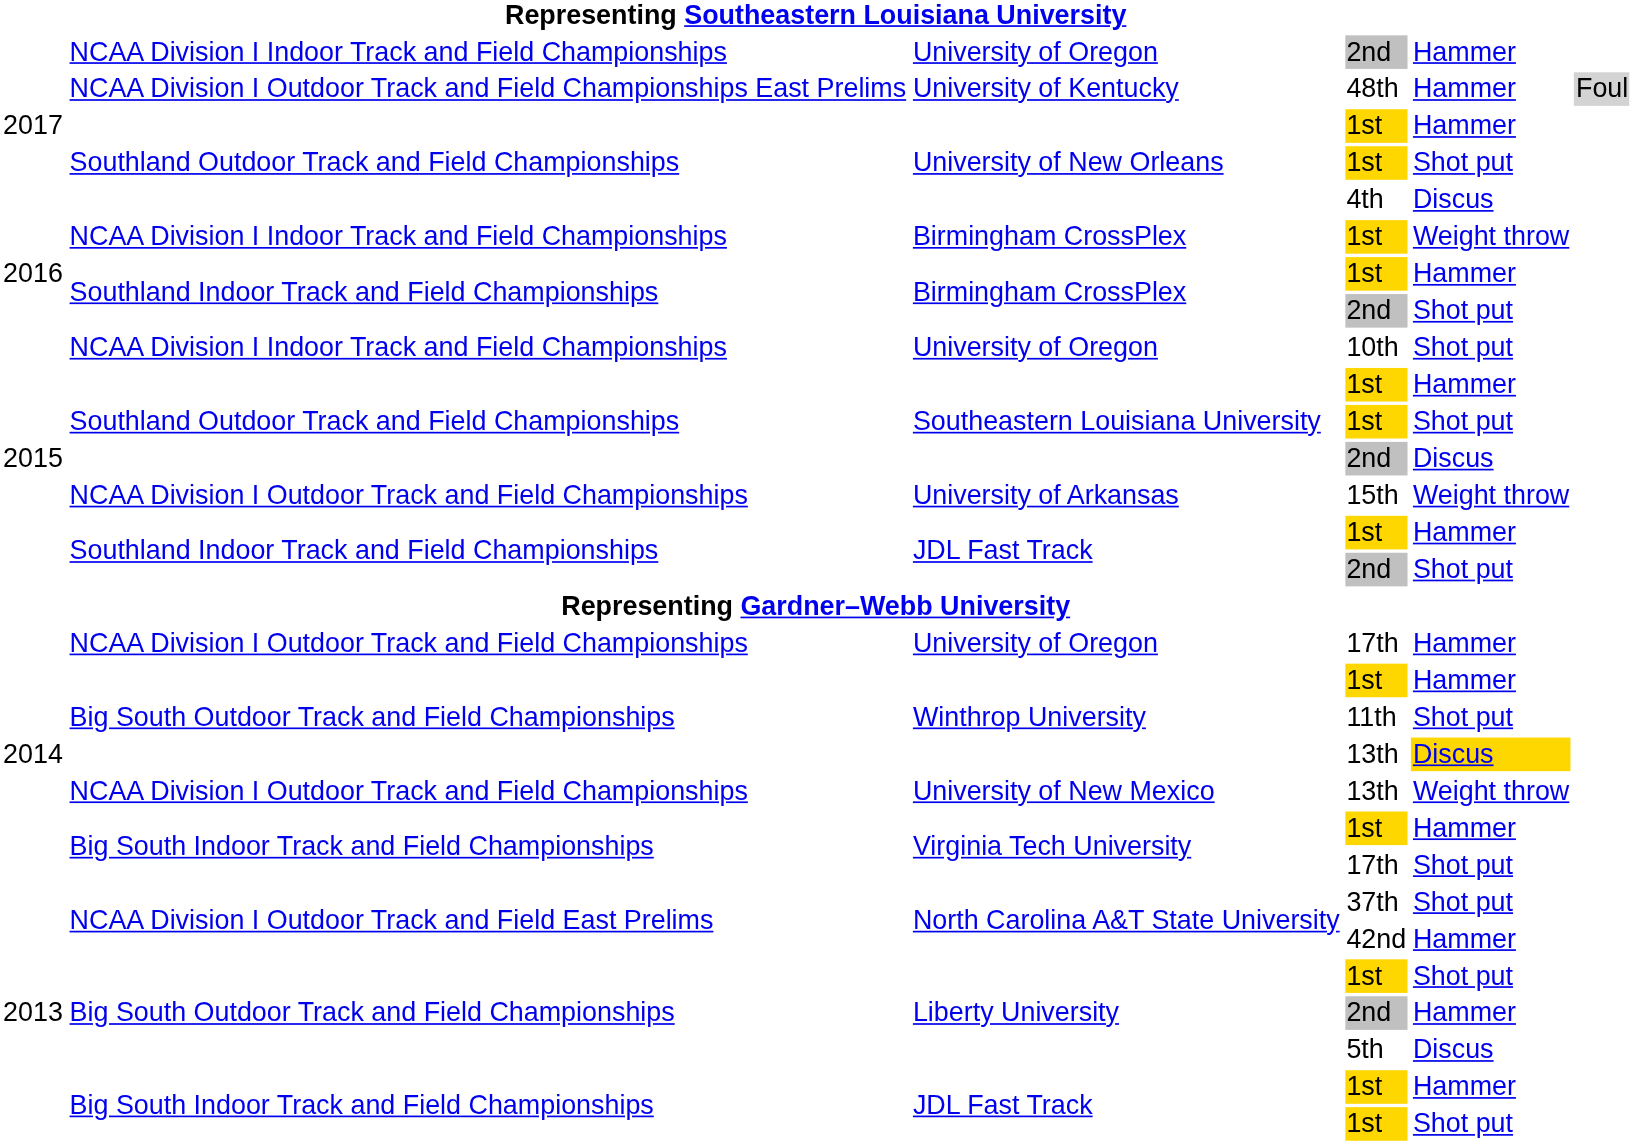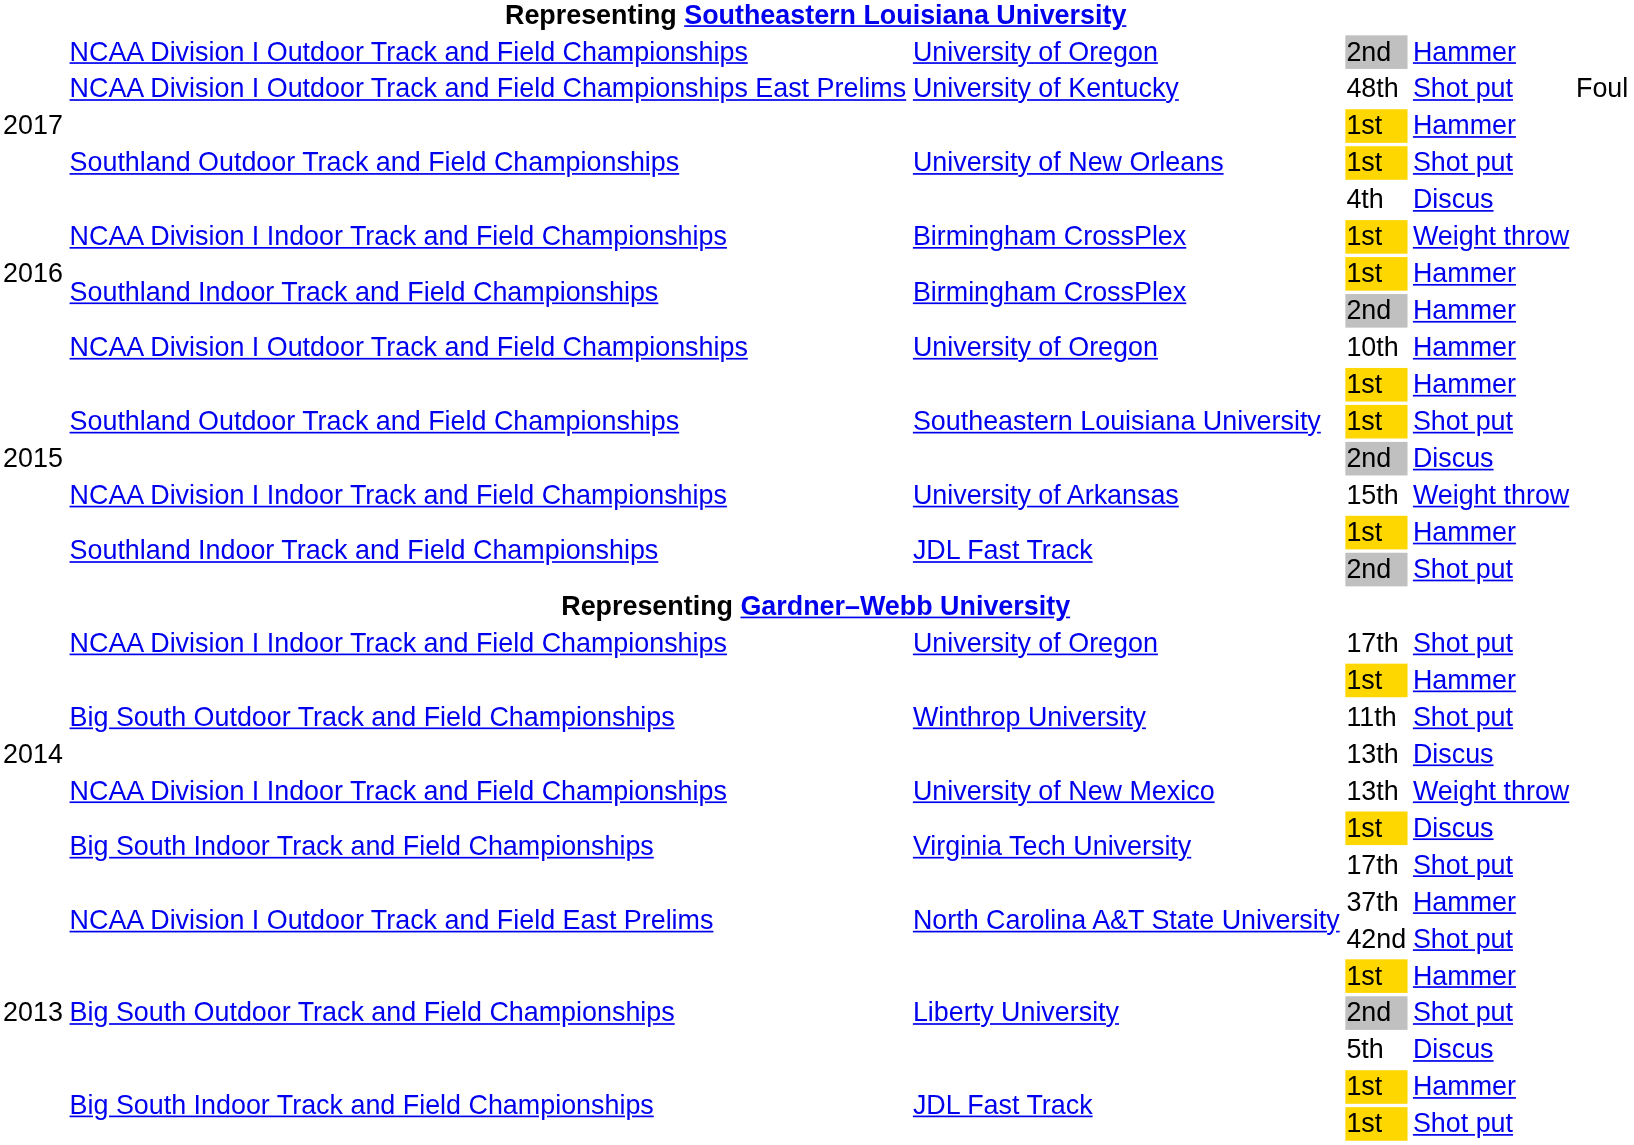(398, 51) NCAA Division I Indoor Track and Field Championships -> (409, 51) NCAA Division I Outdoor Track and Field Championships
(1464, 88) Hammer -> (1463, 88) Shot put
(1602, 88) lightgrey background -> (1602, 88) no background
(1463, 310) Shot put -> (1464, 310) Hammer
(398, 347) NCAA Division I Indoor Track and Field Championships -> (409, 347) NCAA Division I Outdoor Track and Field Championships
(1463, 347) Shot put -> (1464, 347) Hammer
(409, 495) NCAA Division I Outdoor Track and Field Championships -> (398, 495) NCAA Division I Indoor Track and Field Championships
(409, 643) NCAA Division I Outdoor Track and Field Championships -> (398, 643) NCAA Division I Indoor Track and Field Championships
(1464, 643) Hammer -> (1463, 643) Shot put
(1453, 754) gold background -> (1453, 754) no background
(409, 790) NCAA Division I Outdoor Track and Field Championships -> (398, 790) NCAA Division I Indoor Track and Field Championships
(1464, 827) Hammer -> (1453, 827) Discus
(1463, 901) Shot put -> (1464, 901) Hammer
(1464, 938) Hammer -> (1463, 938) Shot put
(1463, 975) Shot put -> (1464, 975) Hammer
(1464, 1012) Hammer -> (1463, 1012) Shot put
